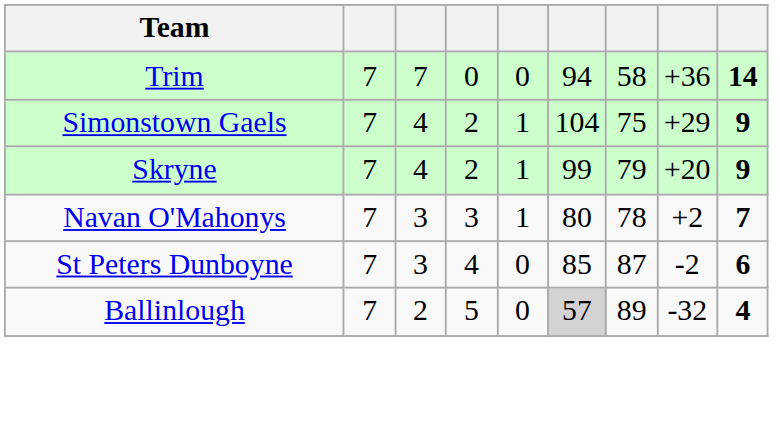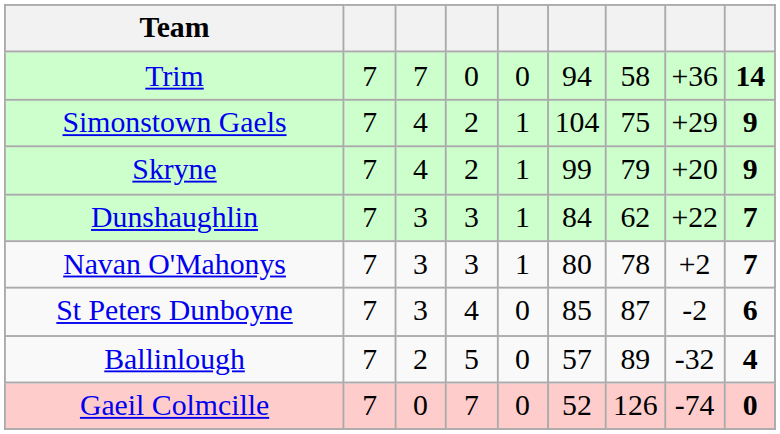+ row: (175, 216)
(577, 311) lightgrey background -> (577, 358) no background
+ row: (175, 405)
